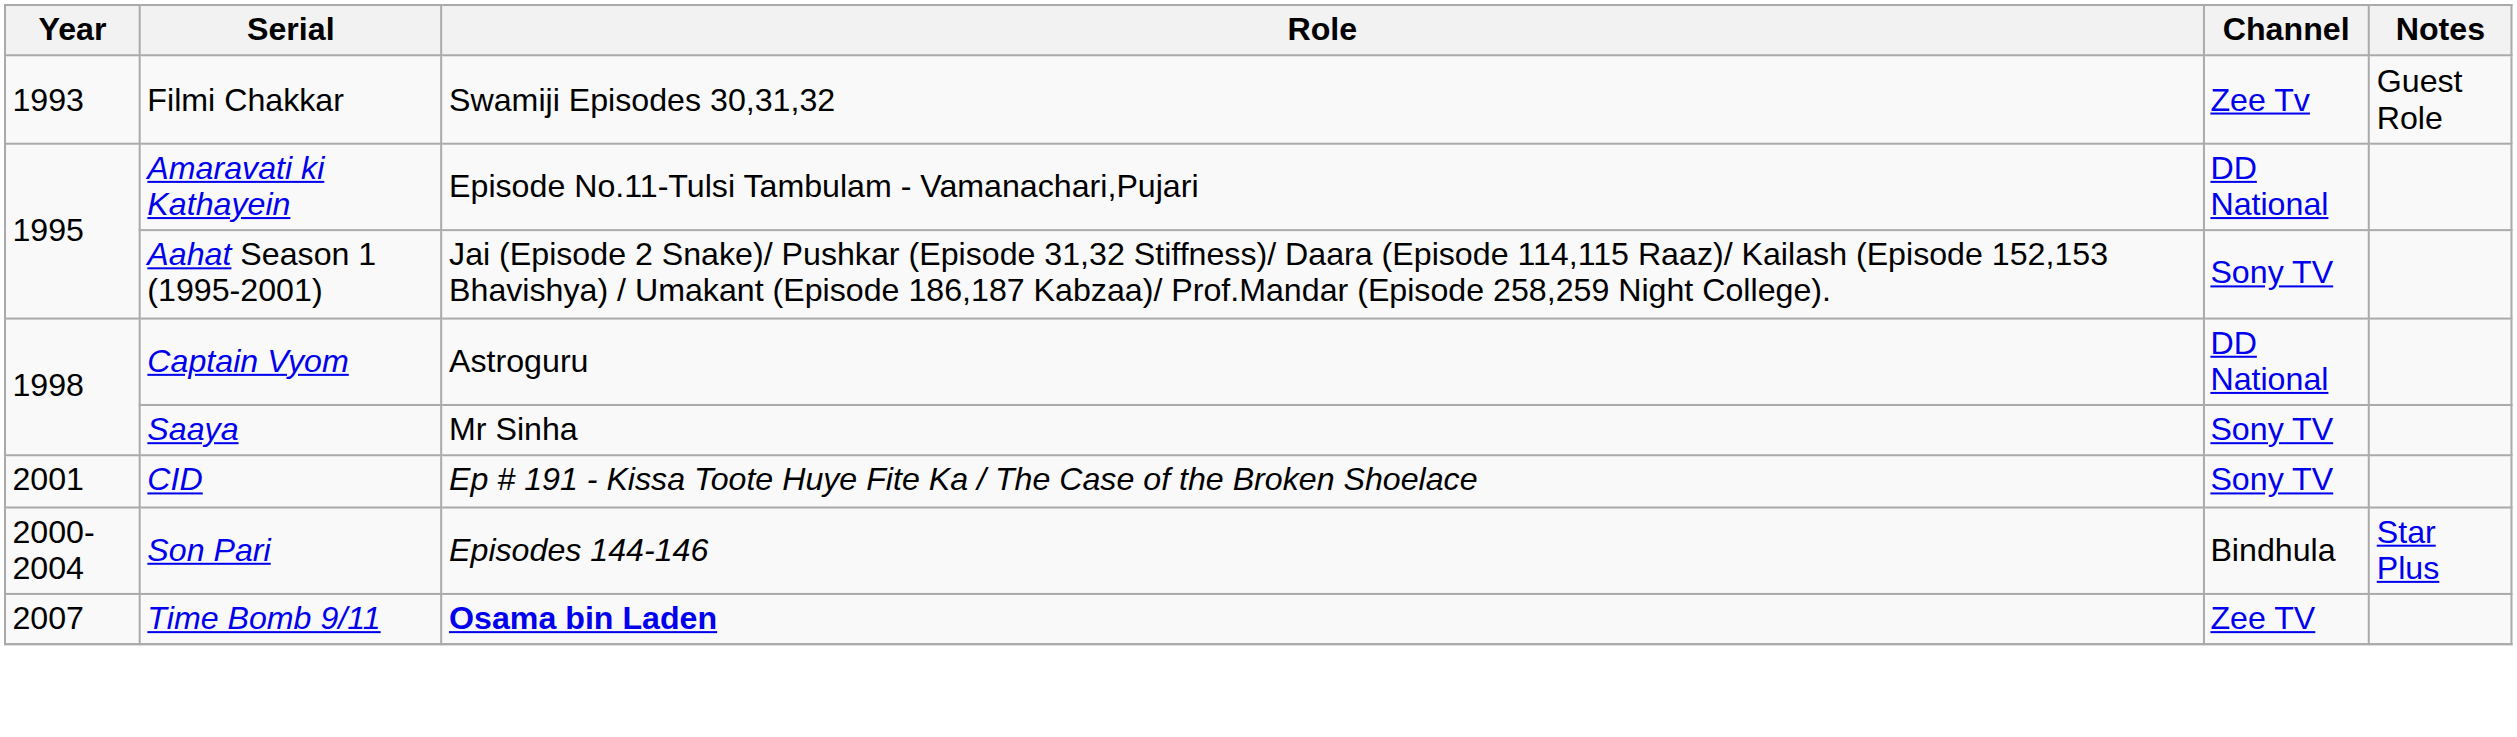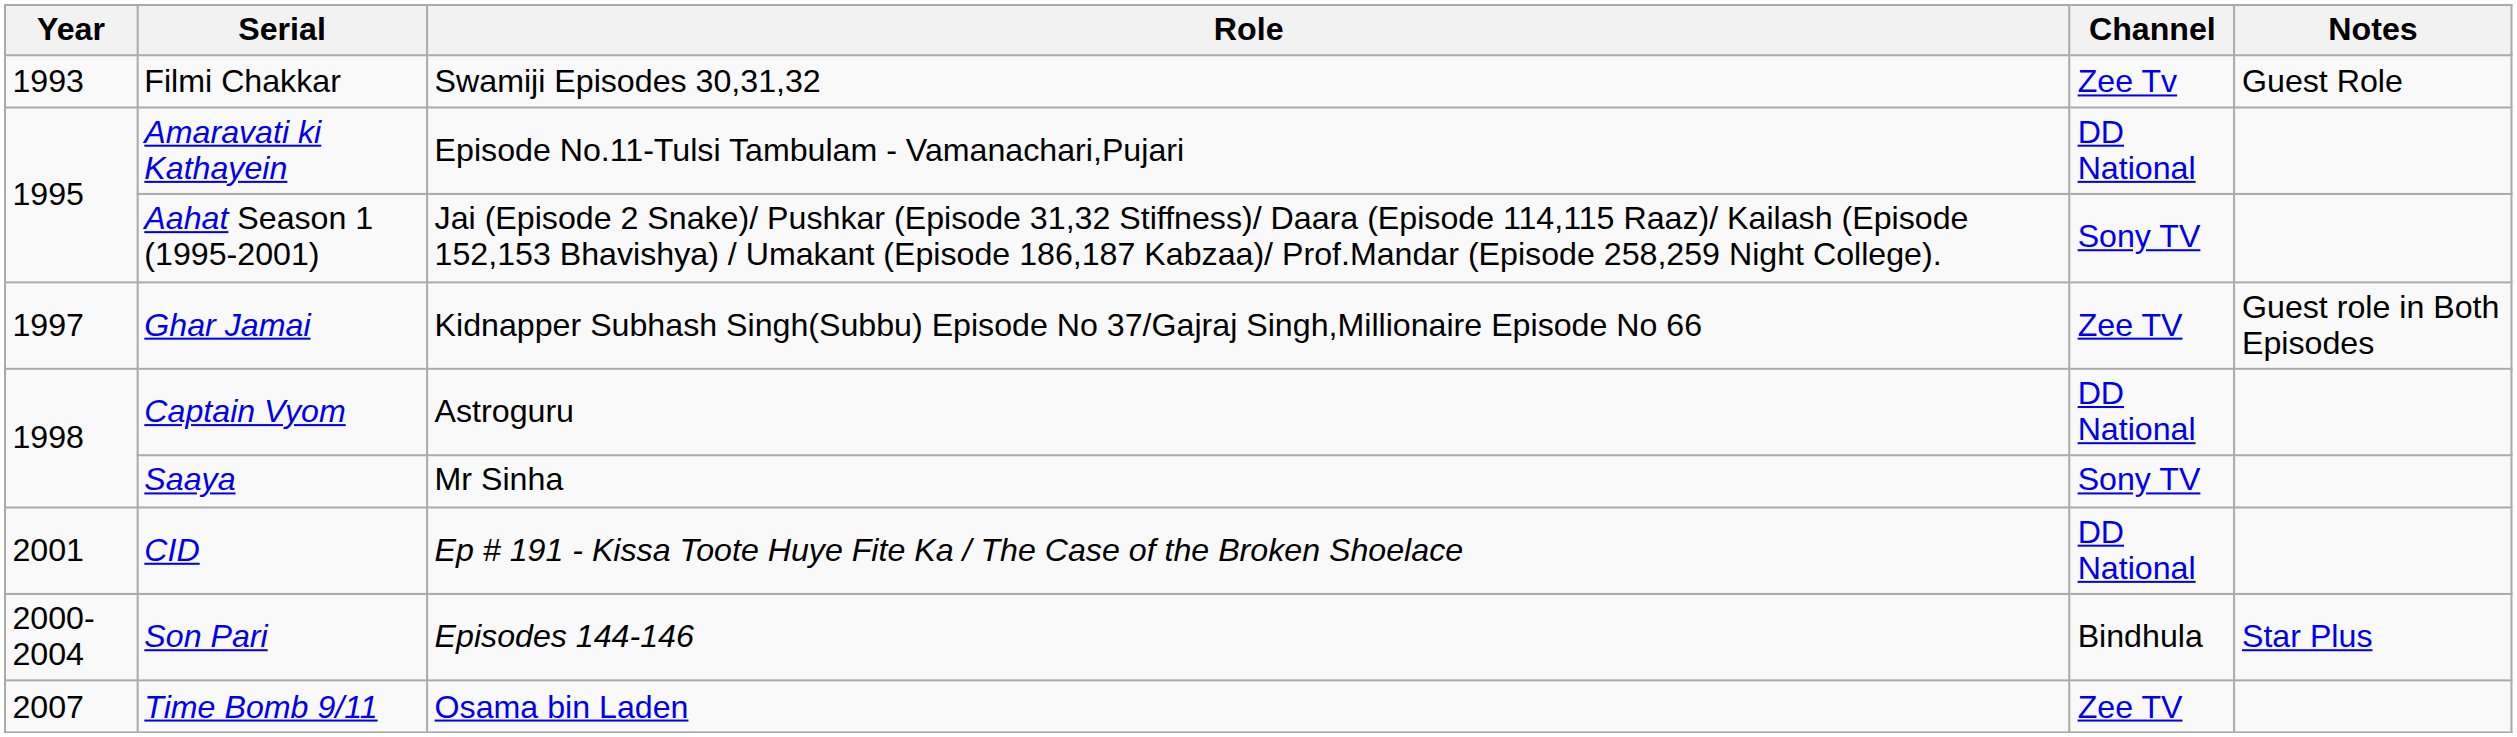+ row: (227, 324)
(2272, 480) Sony TV -> (2137, 549) DD National
(583, 618) bold -> (562, 706) normal
